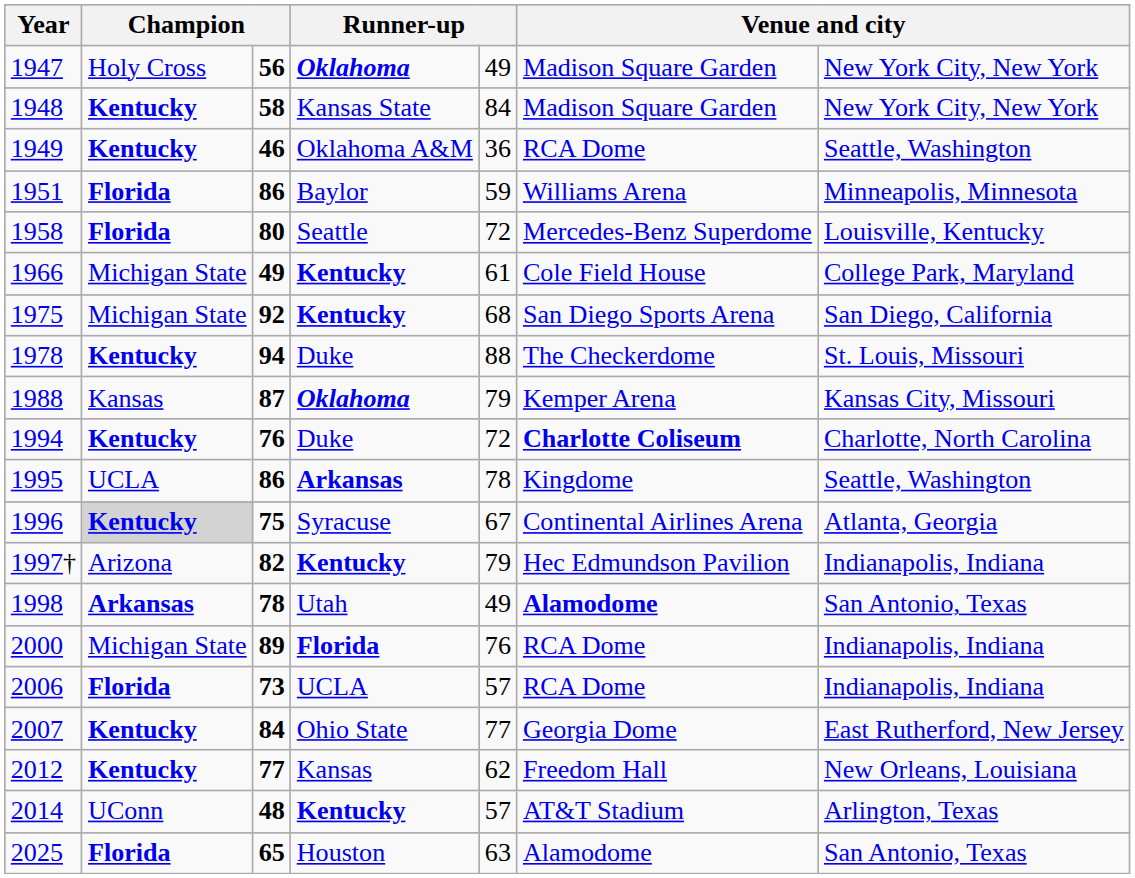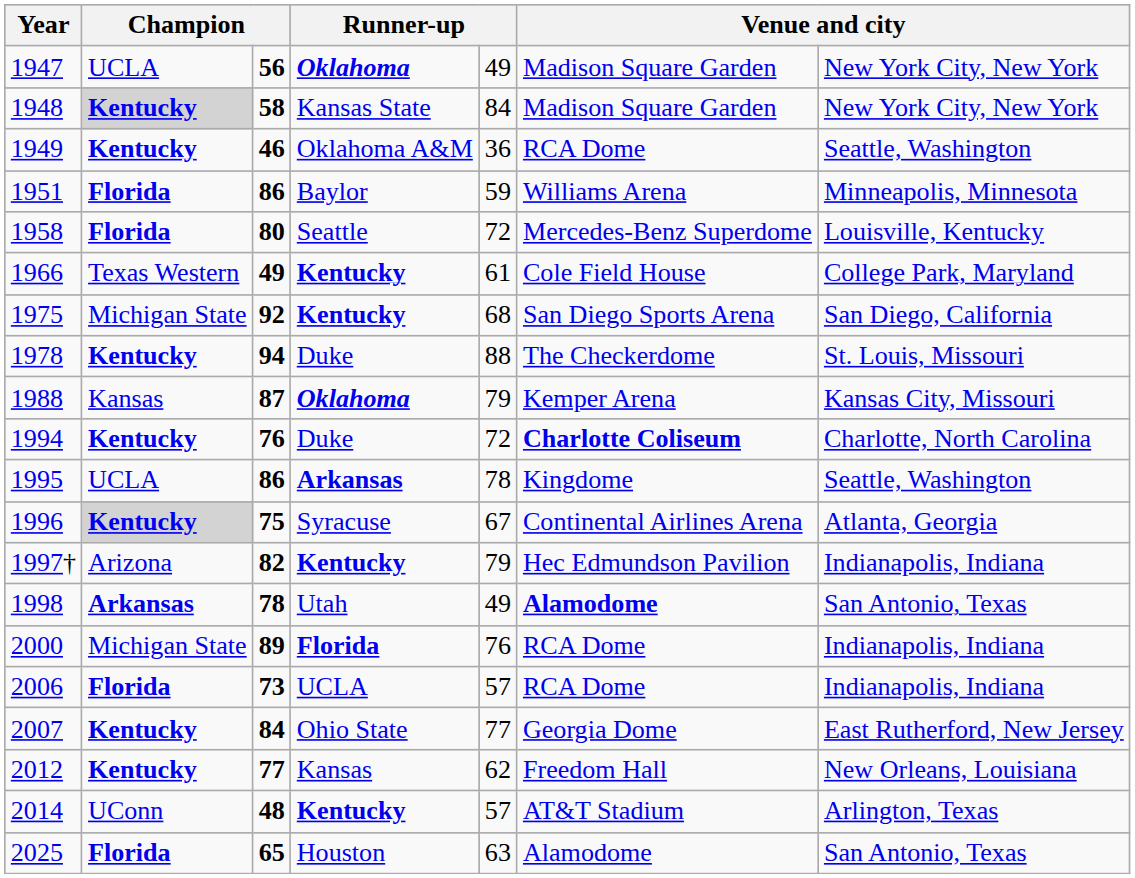(147, 66) Holy Cross -> (124, 66) UCLA
(142, 107) no background -> (142, 107) lightgrey background
(167, 273) Michigan State -> (164, 273) Texas Western
